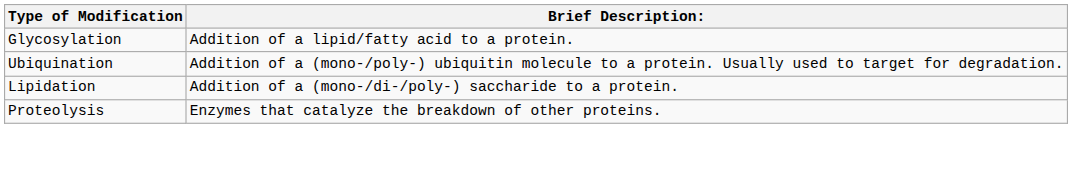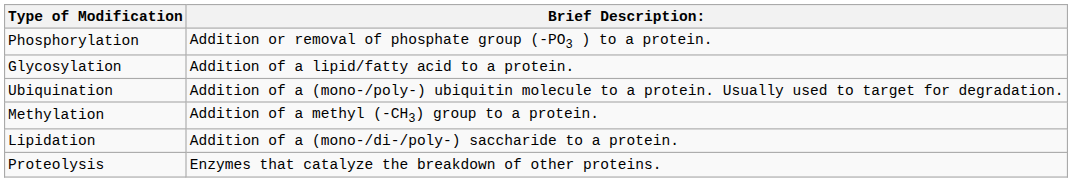+ row: (74, 42)
+ row: (56, 116)
